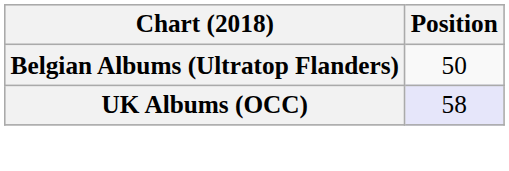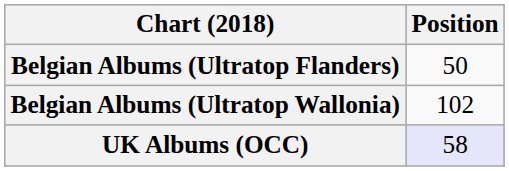+ row: (205, 104)
